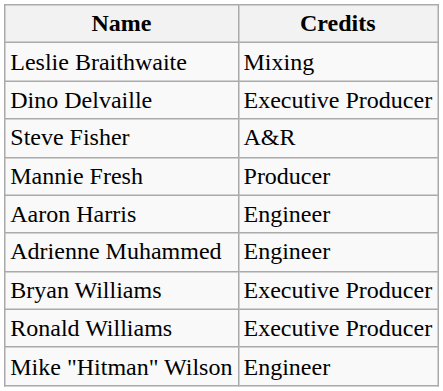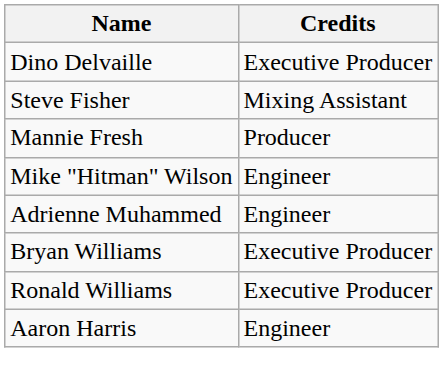- row: (99, 61)
(270, 137) A&R -> (325, 99) Mixing Assistant
rows swapped: (73, 213) <-> (121, 366)
